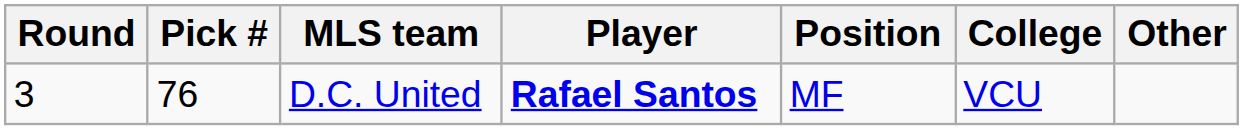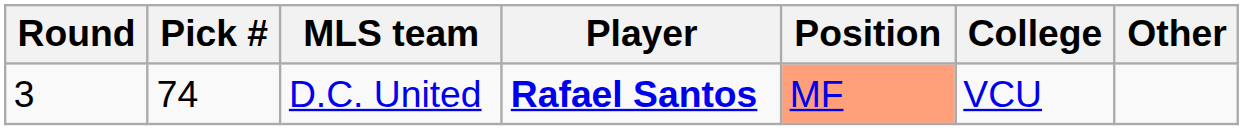(177, 93) 76 -> (177, 93) 74
(817, 93) no background -> (817, 93) lightsalmon background
